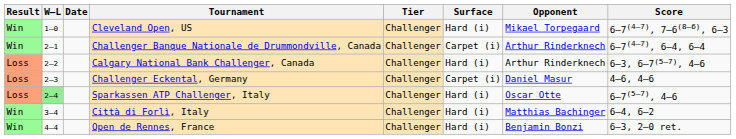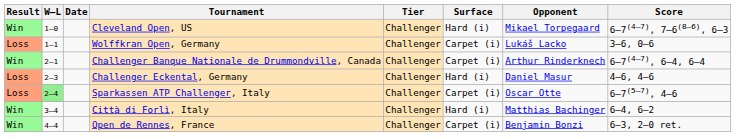+ row: (156, 44)
- row: (203, 63)
(473, 79) Carpet (i) -> (468, 77) Hard (i)
(468, 95) Hard (i) -> (473, 93) Carpet (i)
(468, 127) Hard (i) -> (473, 124) Carpet (i)
